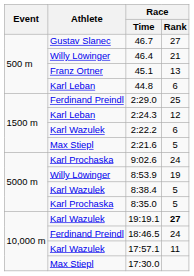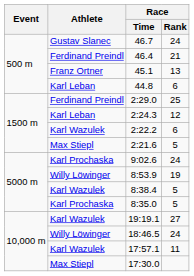(175, 42) 27 -> (175, 42) 24
(80, 56) Willy Löwinger -> (87, 56) Ferdinand Preindl
(175, 219) bold -> (175, 219) normal
(87, 234) Ferdinand Preindl -> (80, 234) Willy Löwinger
